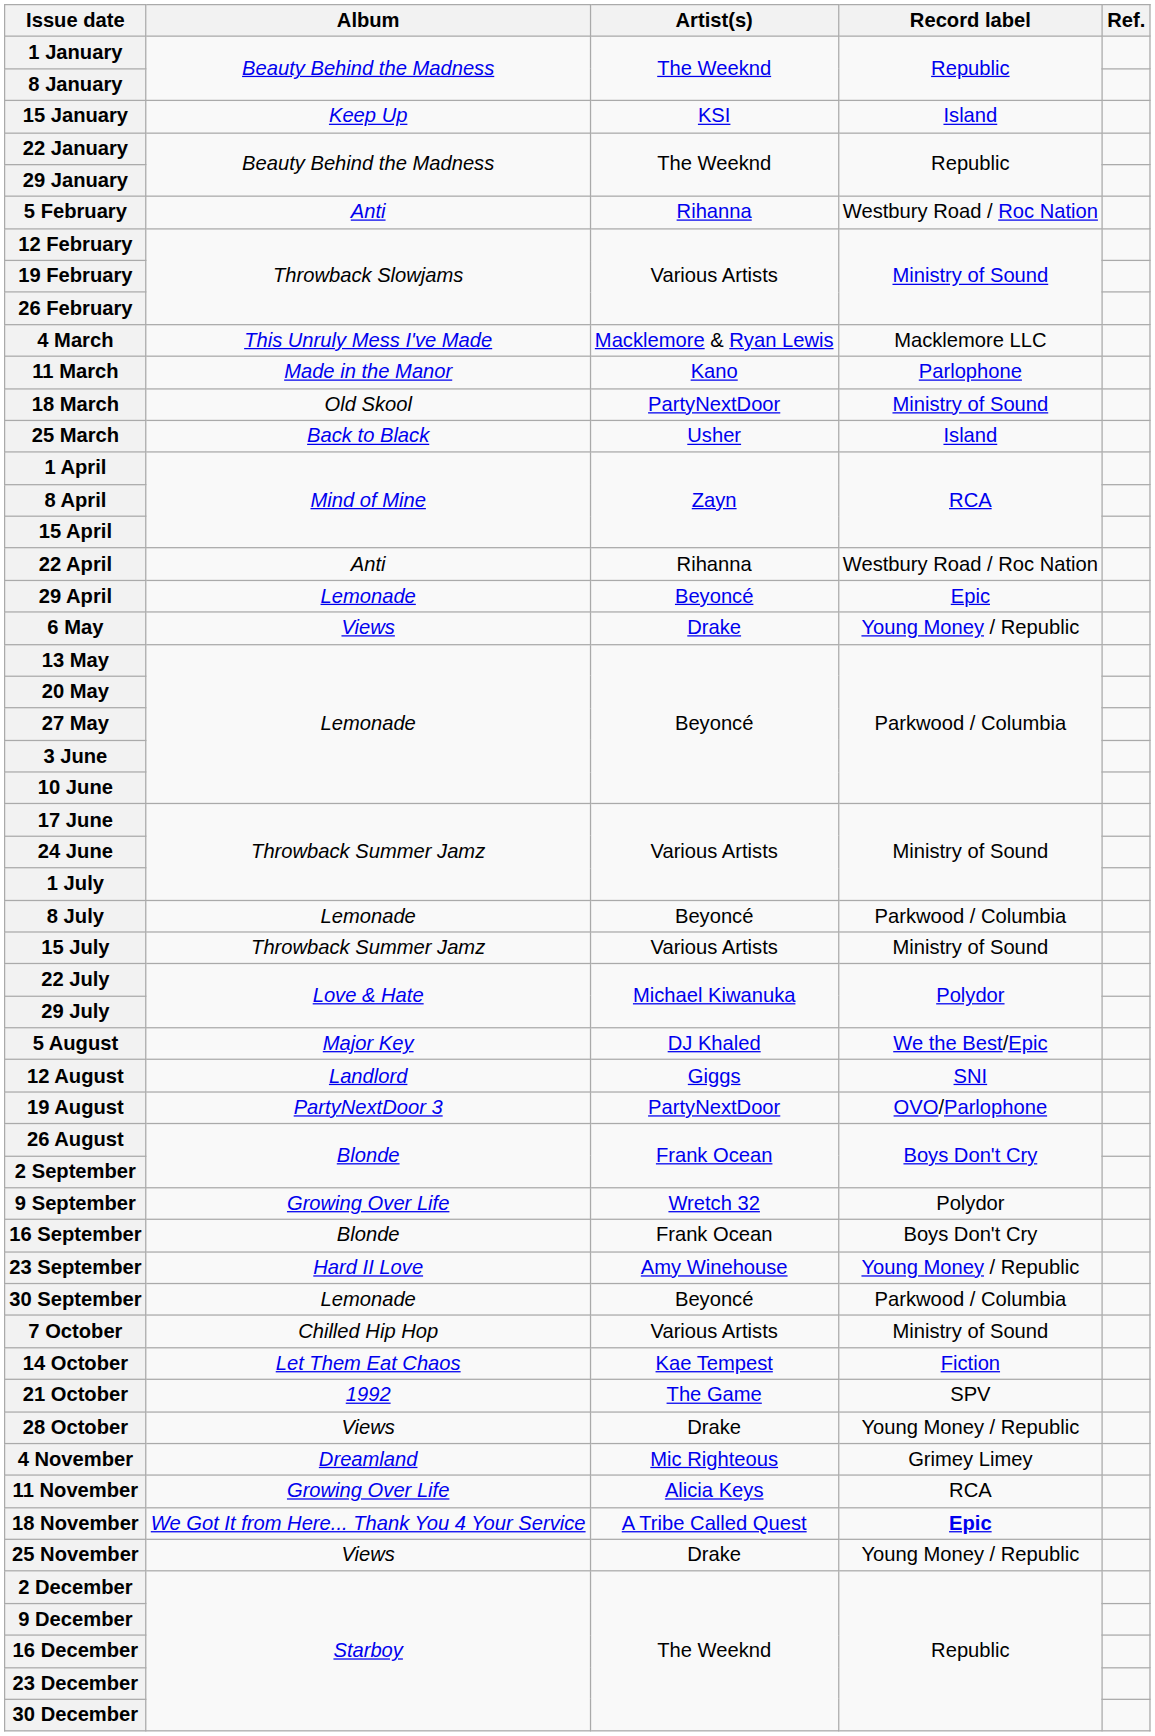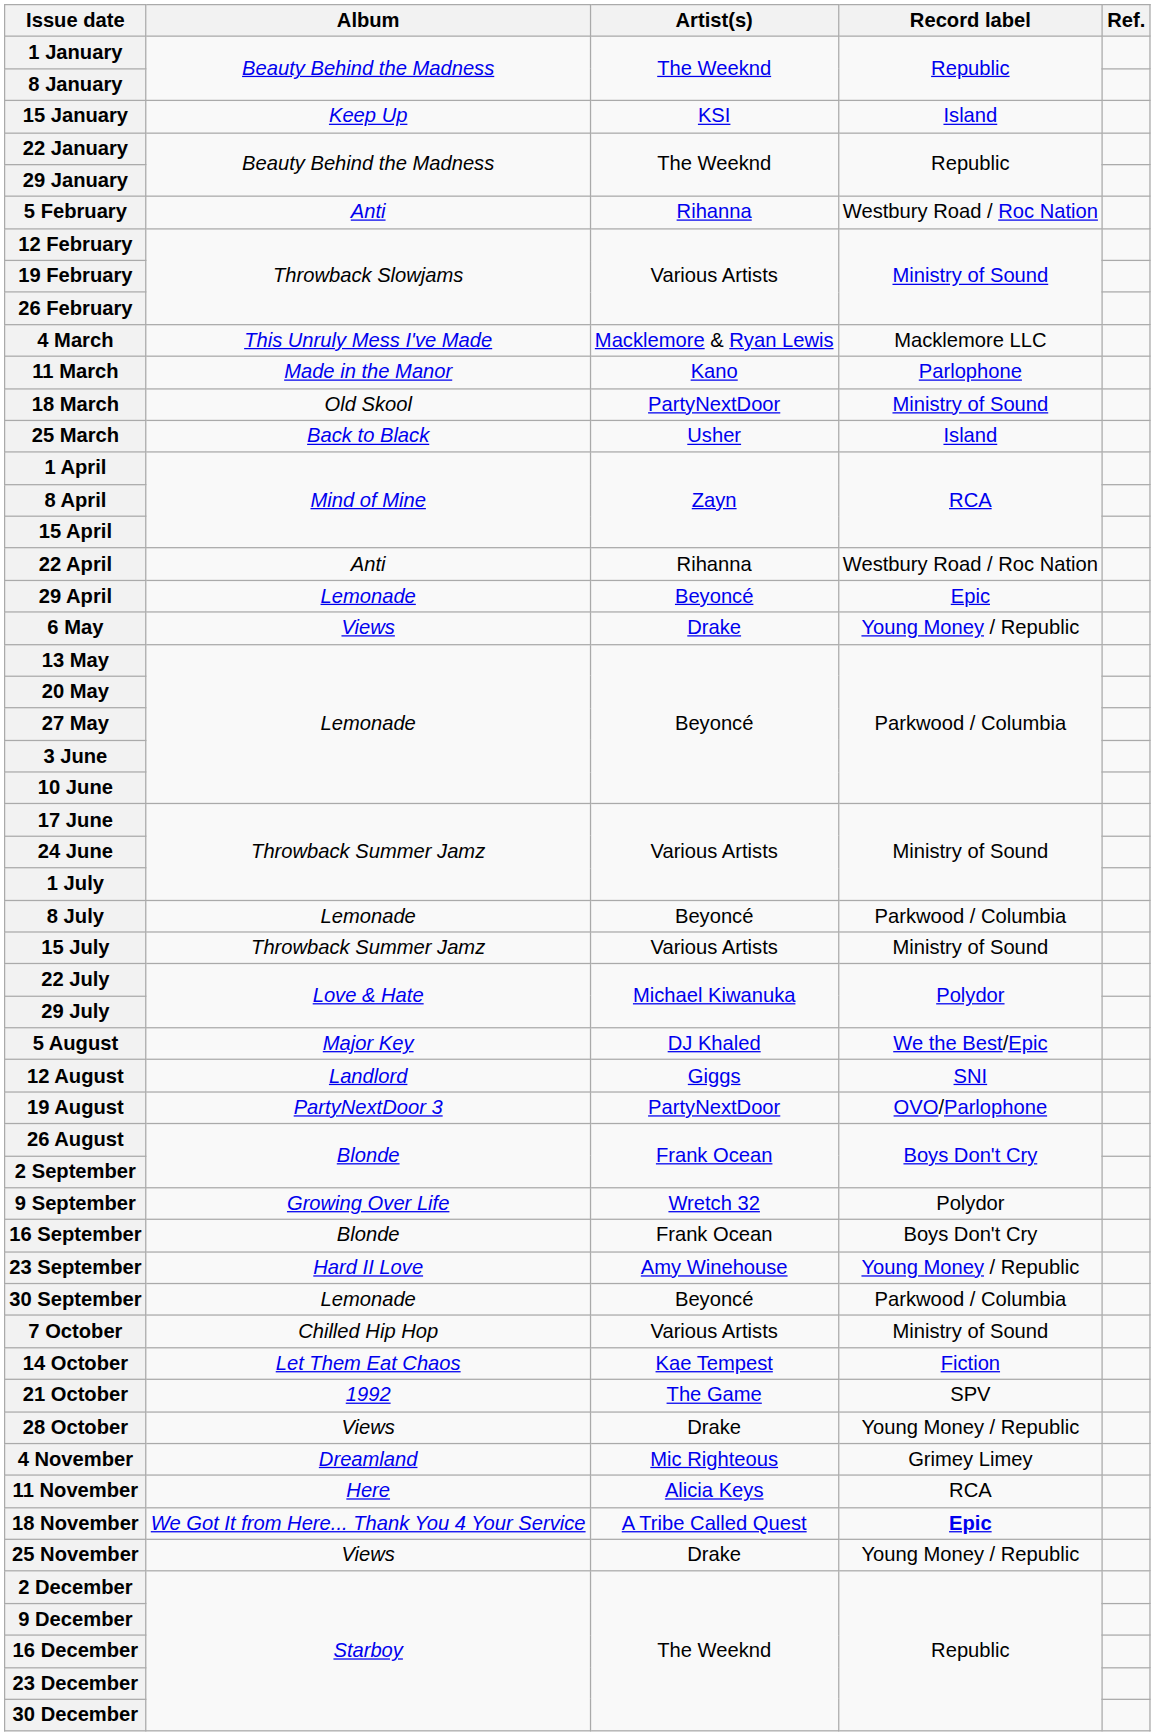(368, 1491) Growing Over Life -> (368, 1491) Here
